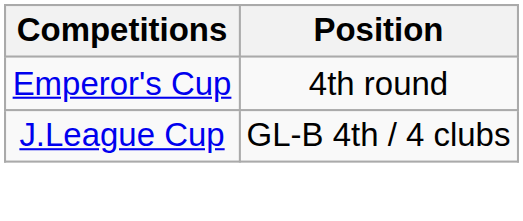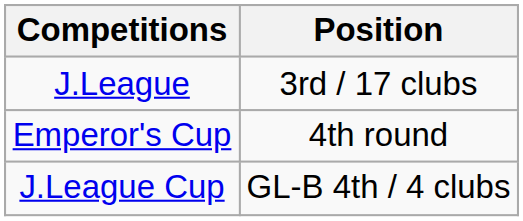+ row: (122, 82)
